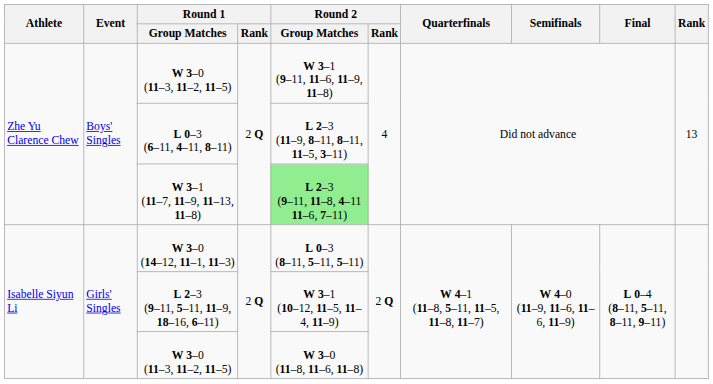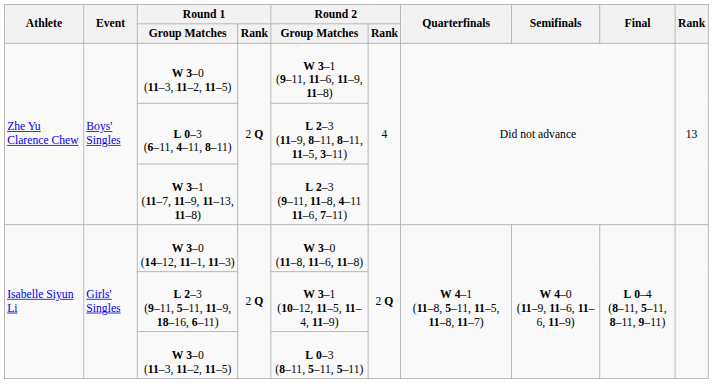(319, 201) lightgreen background -> (319, 201) no background
(319, 255) L 0–3 (8–11, 5–11, 5–11) -> (319, 255) W 3–0 (11–8, 11–6, 11–8)
(319, 362) W 3–0 (11–8, 11–6, 11–8) -> (319, 362) L 0–3 (8–11, 5–11, 5–11)
